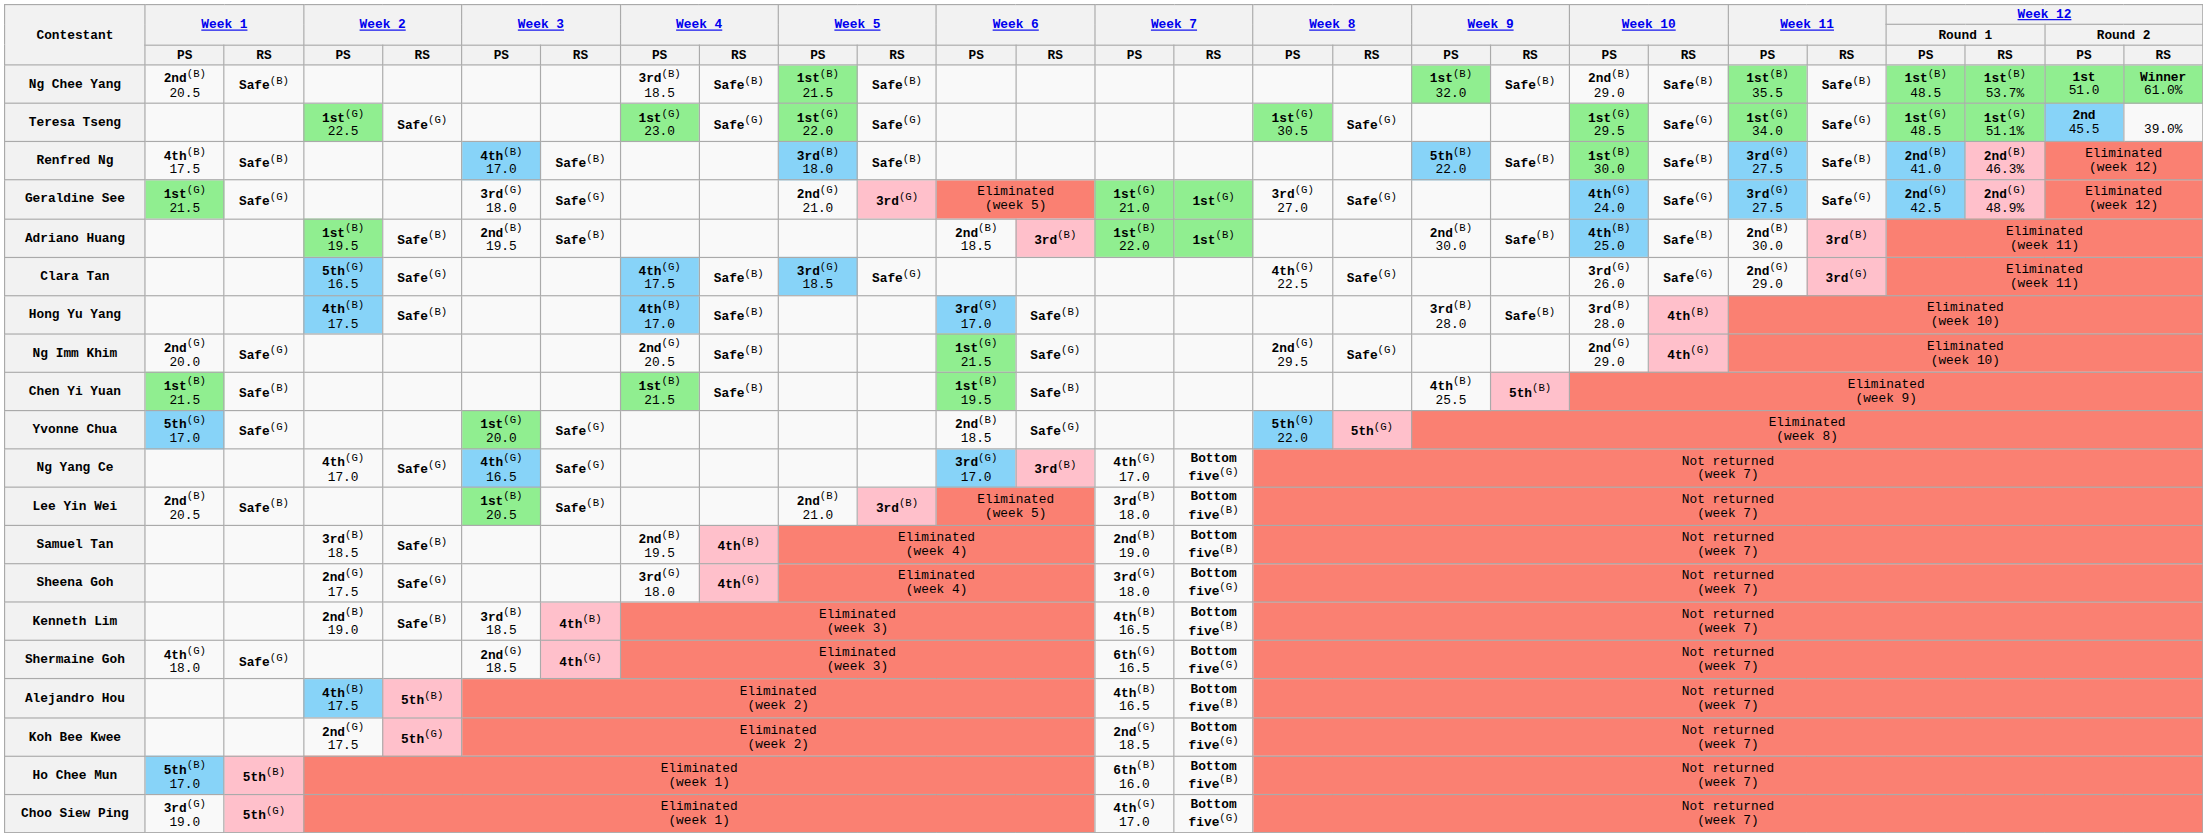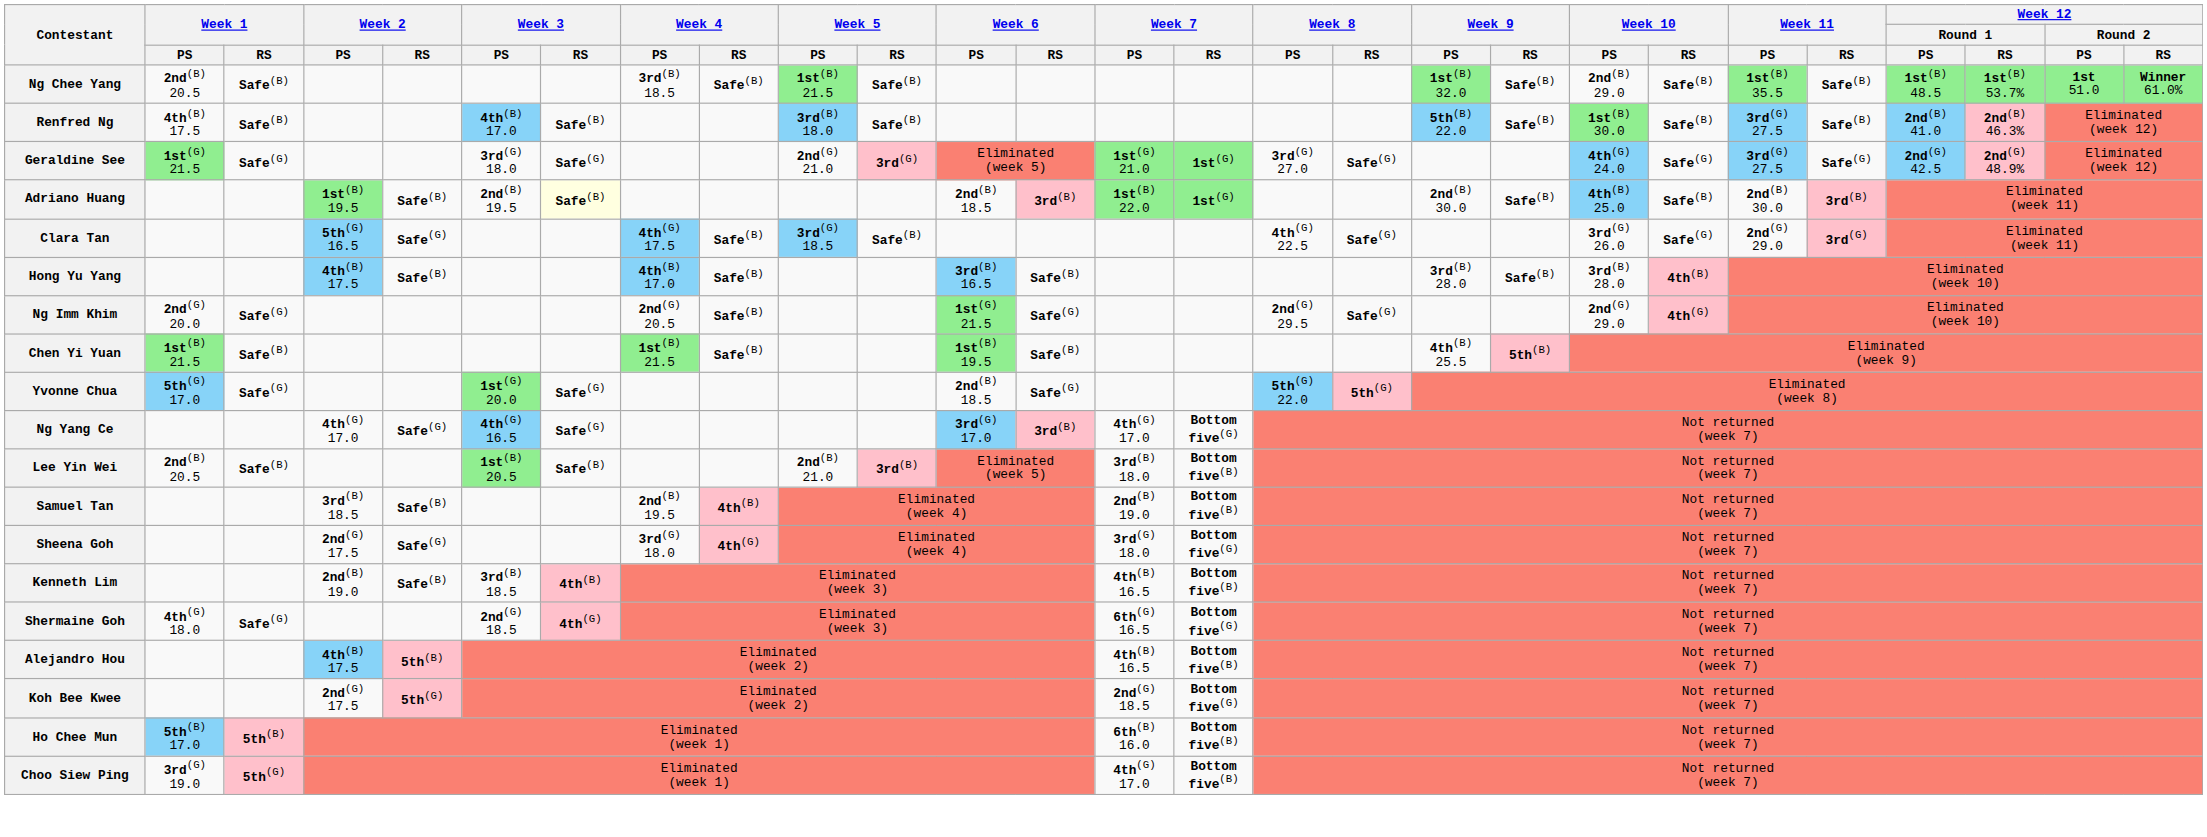- row: (75, 123)
(580, 238) no background -> (580, 199) lightyellow background
(1214, 238) 1st(B) -> (1214, 199) 1st(G)
(897, 276) Safe(G) -> (897, 238) Safe(B)
(976, 315) 3rd(G) 17.0 -> (976, 276) 3rd(B) 16.5
(1214, 813) Bottom five(G) -> (1214, 775) Bottom five(B)
